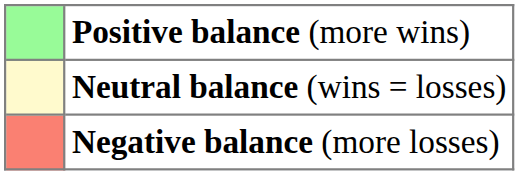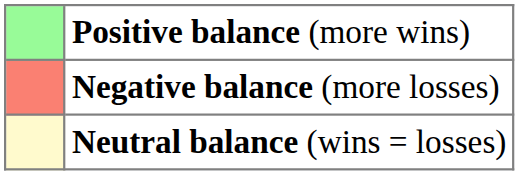rows swapped: (289, 86) <-> (286, 141)
